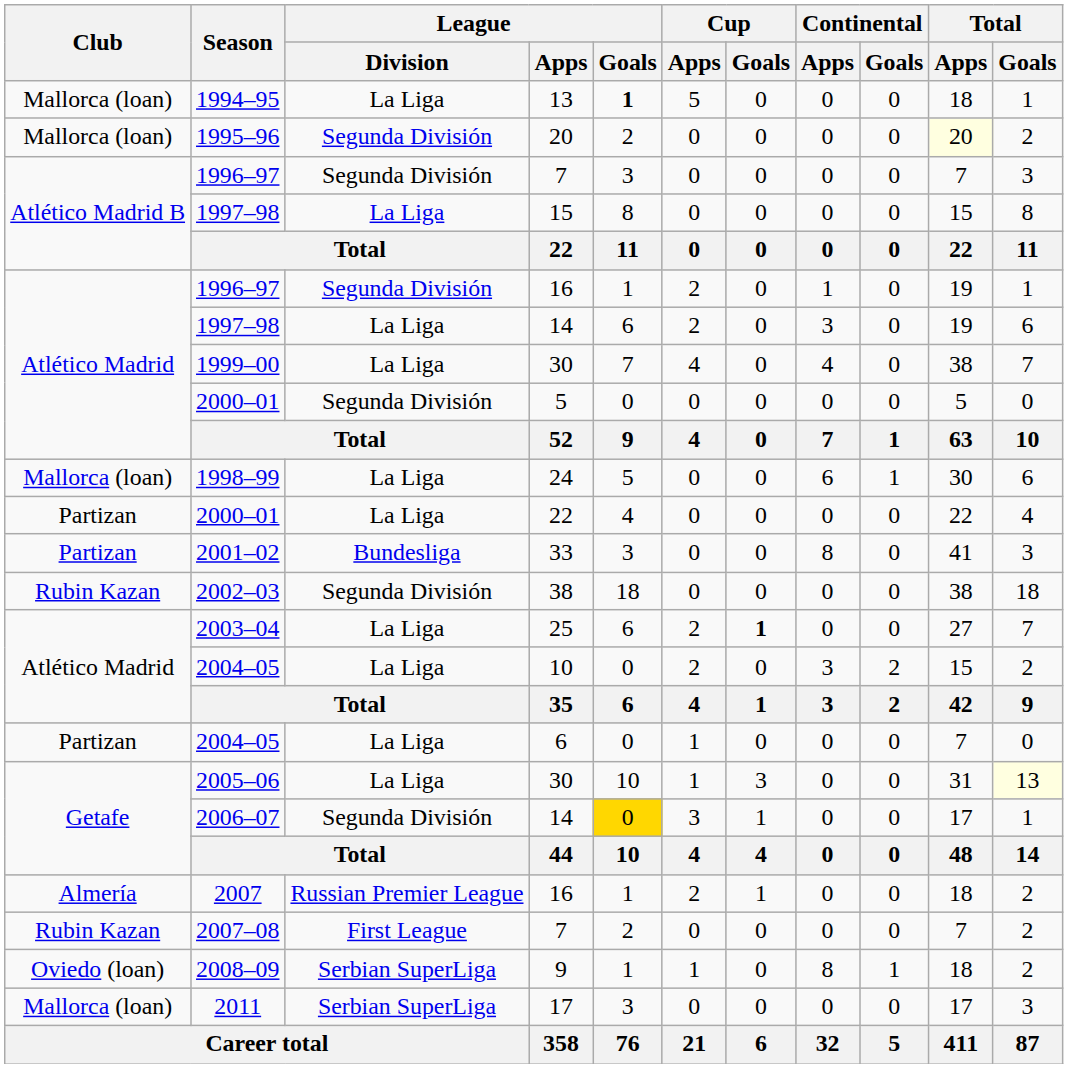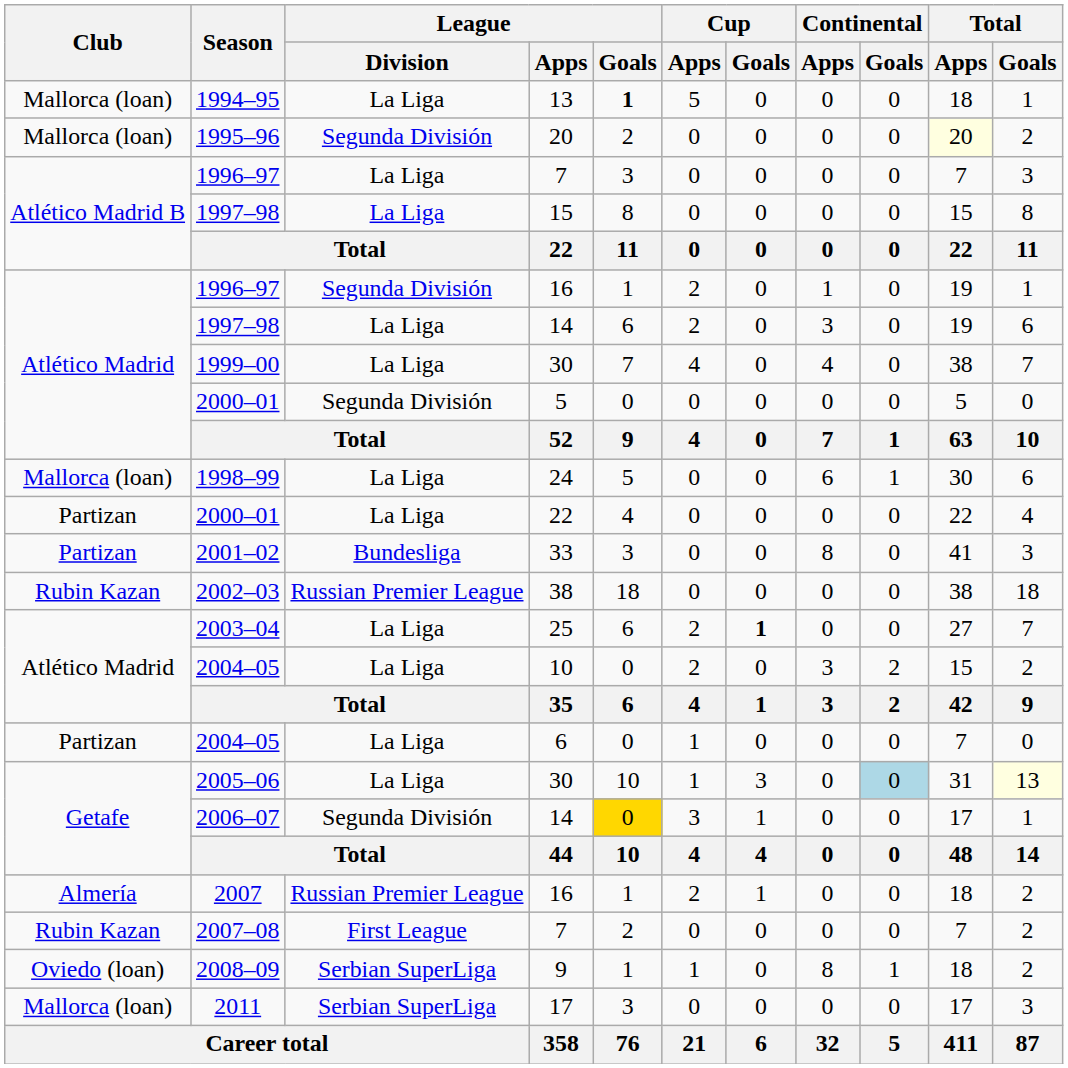(407, 174) Segunda División -> (407, 174) La Liga
(407, 590) Segunda División -> (407, 590) Russian Premier League
(894, 779) no background -> (894, 779) lightblue background
